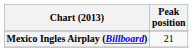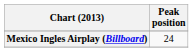(169, 39) 21 -> (169, 39) 24
